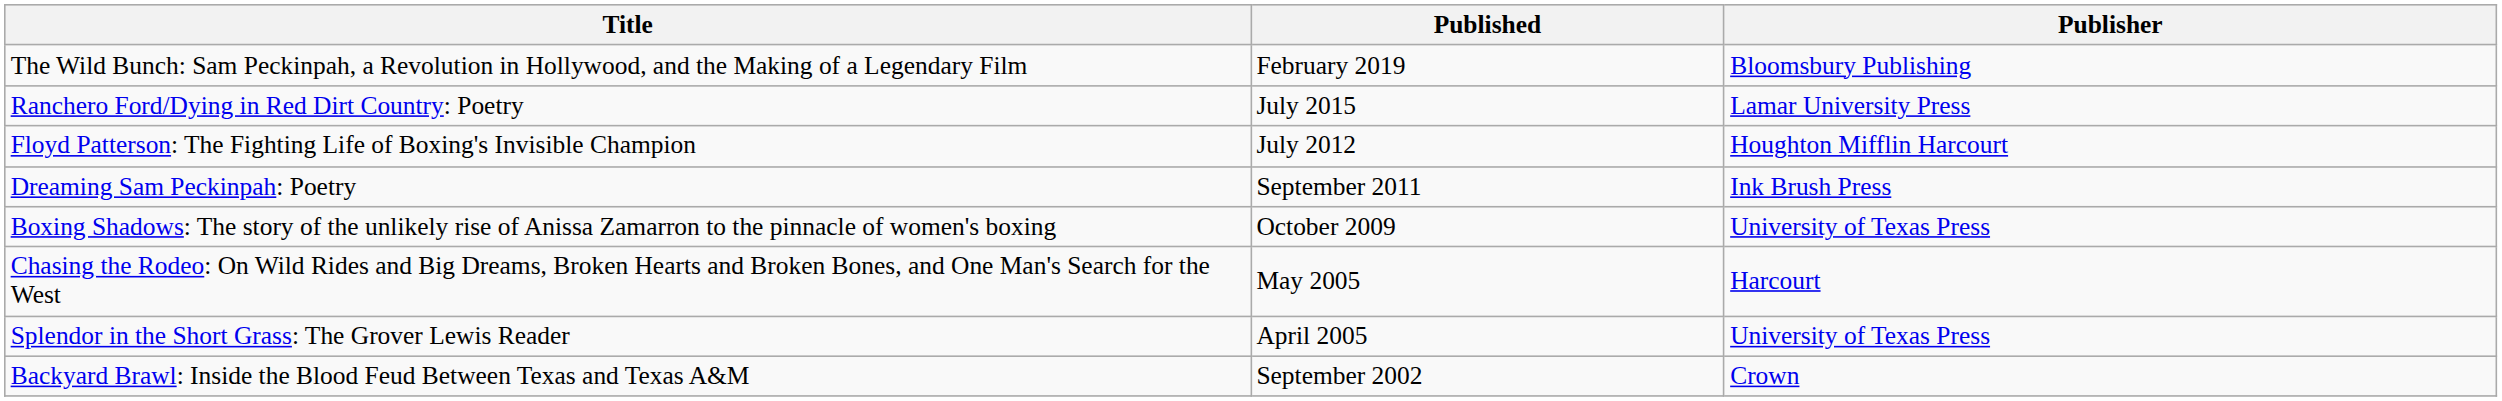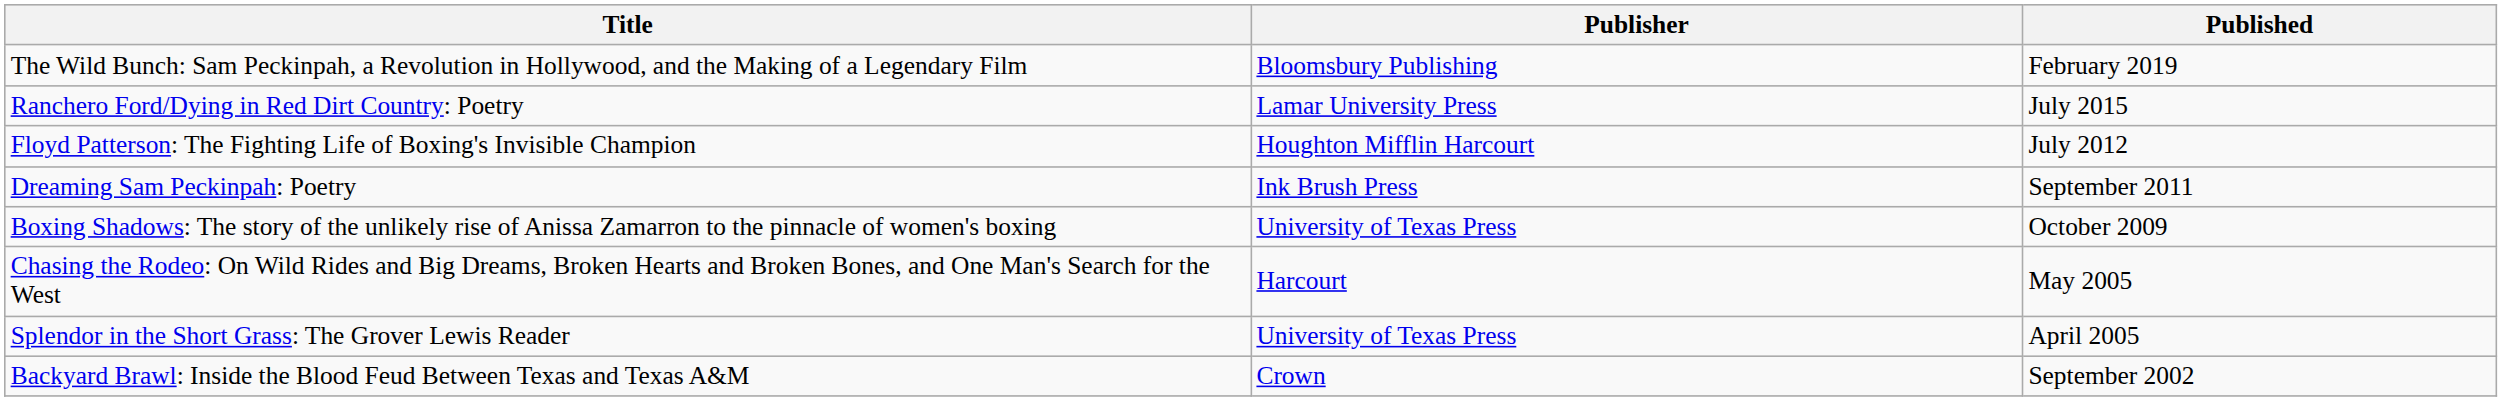columns swapped: (1487, 24) <-> (2110, 24)
